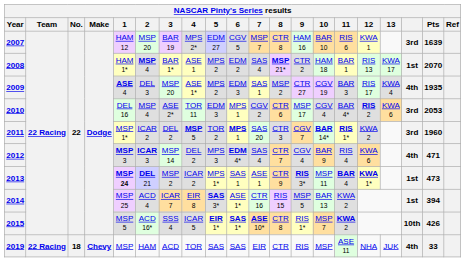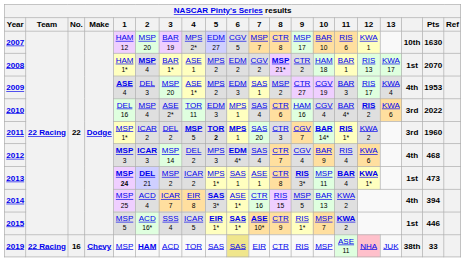(302, 42) HAM 16 -> (302, 42) MSP 17
(412, 42) 3rd -> (412, 42) 10th
(433, 42) 1639 -> (433, 42) 1630
(259, 64) SAS 4 -> (259, 64) CGV 2
(433, 87) 1935 -> (433, 87) 1953
(259, 110) CGV 2 -> (259, 110) SAS 4
(302, 110) MSP 17 -> (302, 110) HAM 16
(433, 110) 2053 -> (433, 110) 2022
(216, 132) normal -> (216, 133) bold
(433, 155) 471 -> (433, 155) 468
(281, 178) CTR 9 -> (281, 178) CTR 8
(412, 201) 1st -> (412, 201) 4th
(281, 223) CTR 8 -> (281, 223) CTR 9
(412, 223) 10th -> (412, 223) 1st
(433, 223) 426 -> (433, 223) 446
(76, 246) 18 -> (76, 246) 16
(147, 246) normal -> (147, 246) bold
(238, 246) no background -> (238, 246) khaki background
(369, 246) no background -> (369, 246) pink background
(412, 246) 4th -> (412, 246) 38th
